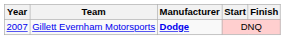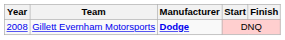(17, 27) 2007 -> (17, 27) 2008
